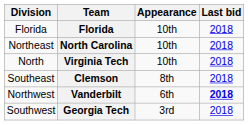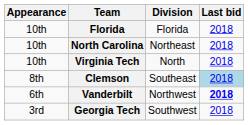columns swapped: (31, 12) <-> (167, 12)
(221, 78) no background -> (221, 78) lightblue background
